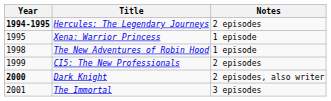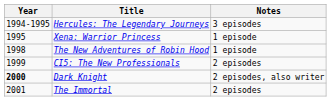(28, 24) bold -> (28, 24) normal
(237, 24) 2 episodes -> (237, 24) 3 episodes
(237, 90) 3 episodes -> (237, 90) 2 episodes
